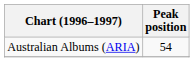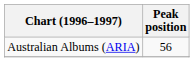(166, 47) 54 -> (166, 47) 56
